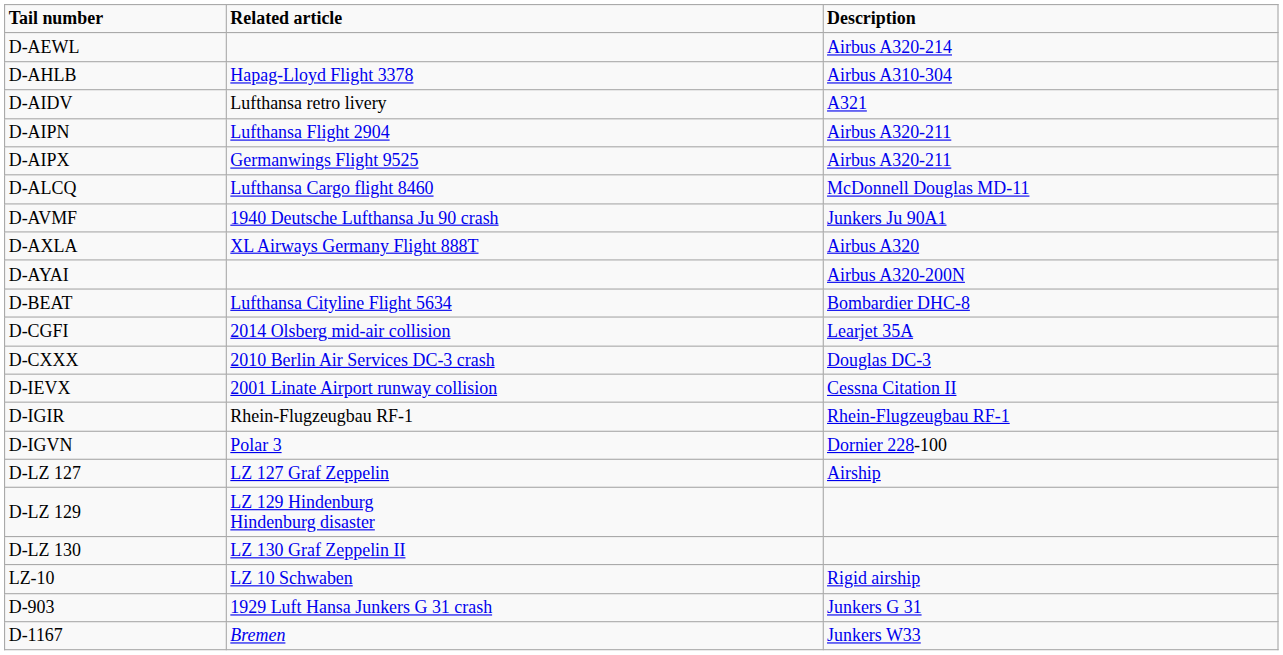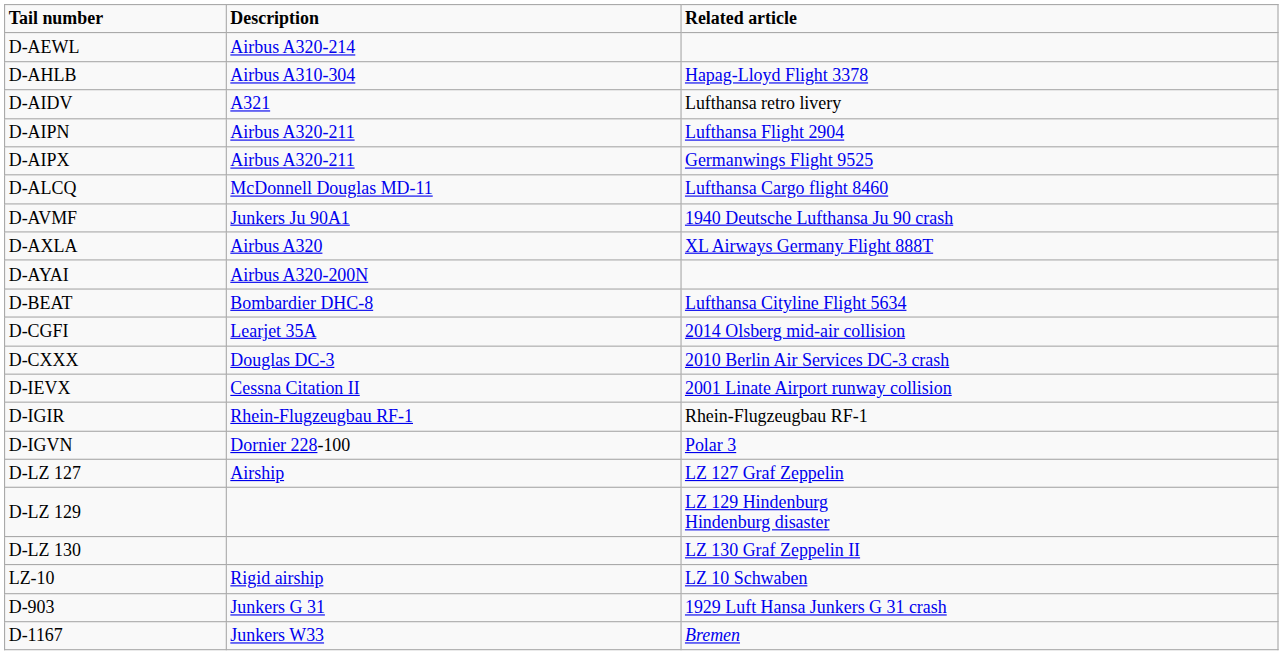columns swapped: (871, 18) <-> (286, 18)
